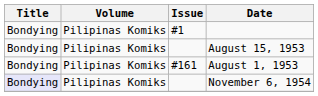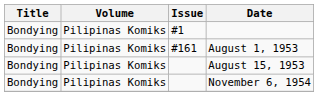rows swapped: (184, 65) <-> (187, 48)
(33, 83) lavender background -> (33, 83) no background
